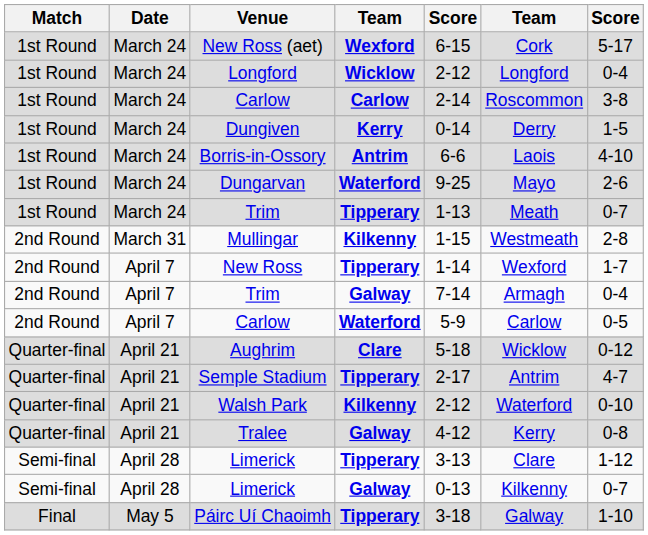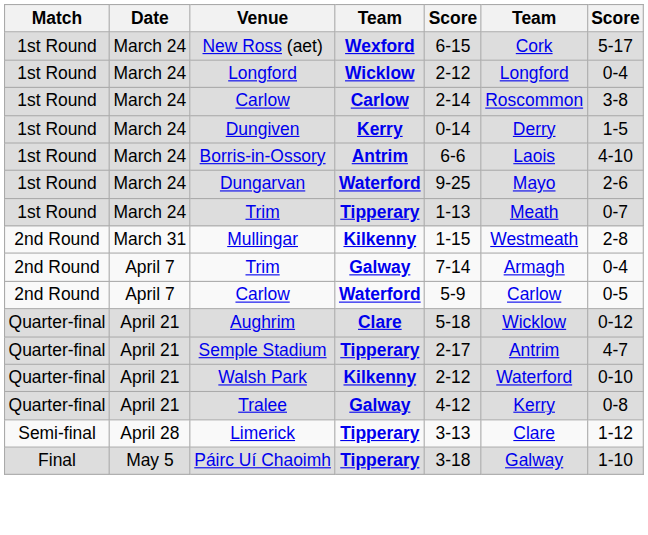- row: (263, 267)
- row: (263, 488)
